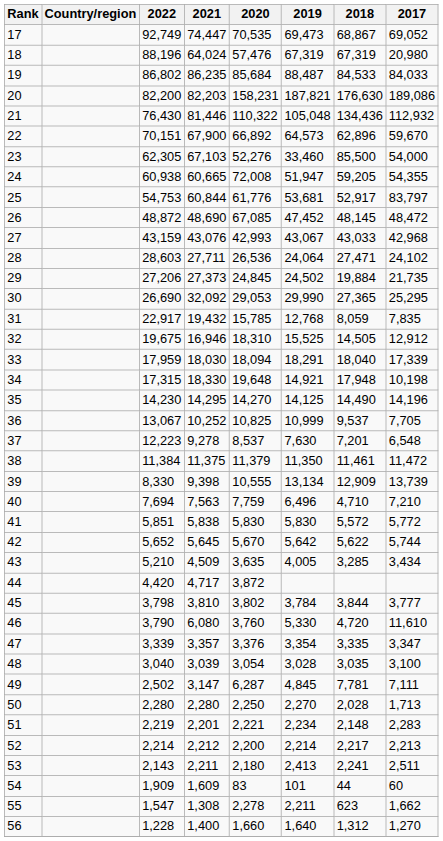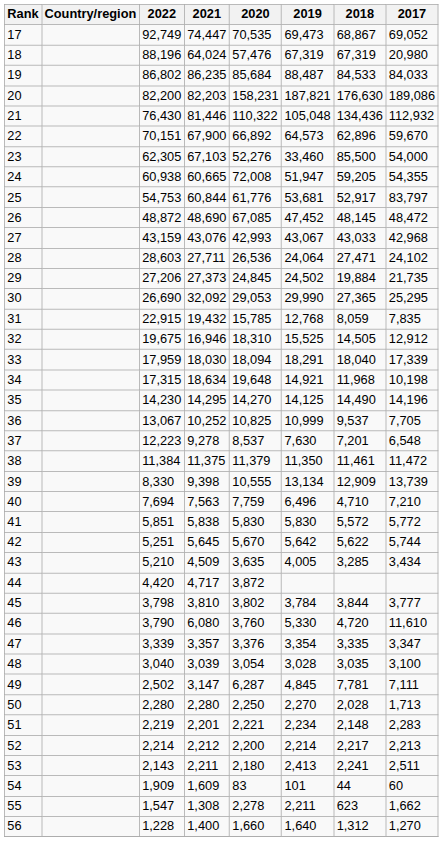(162, 319) 22,917 -> (162, 319) 22,915
(207, 380) 18,330 -> (207, 380) 18,634
(356, 380) 17,948 -> (356, 380) 11,968
(158, 542) 5,652 -> (158, 542) 5,251
